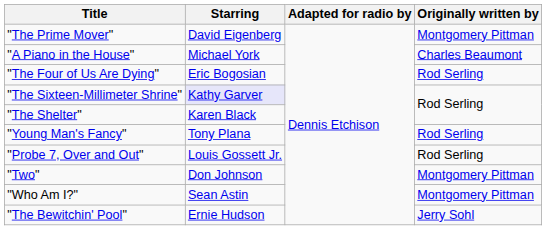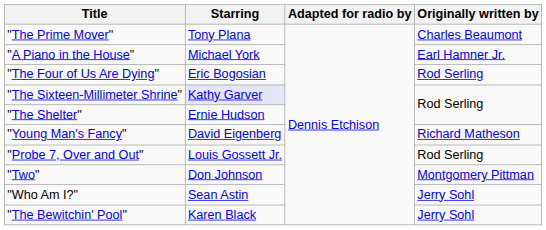(235, 34) David Eigenberg -> (219, 34) Tony Plana
(476, 34) Montgomery Pittman -> (470, 34) Charles Beaumont
(470, 54) Charles Beaumont -> (461, 54) Earl Hamner Jr.
(222, 114) Karen Black -> (226, 114) Ernie Hudson
(219, 134) Tony Plana -> (235, 134) David Eigenberg
(450, 134) Rod Serling -> (469, 134) Richard Matheson
(476, 194) Montgomery Pittman -> (446, 194) Jerry Sohl
(226, 214) Ernie Hudson -> (222, 214) Karen Black
